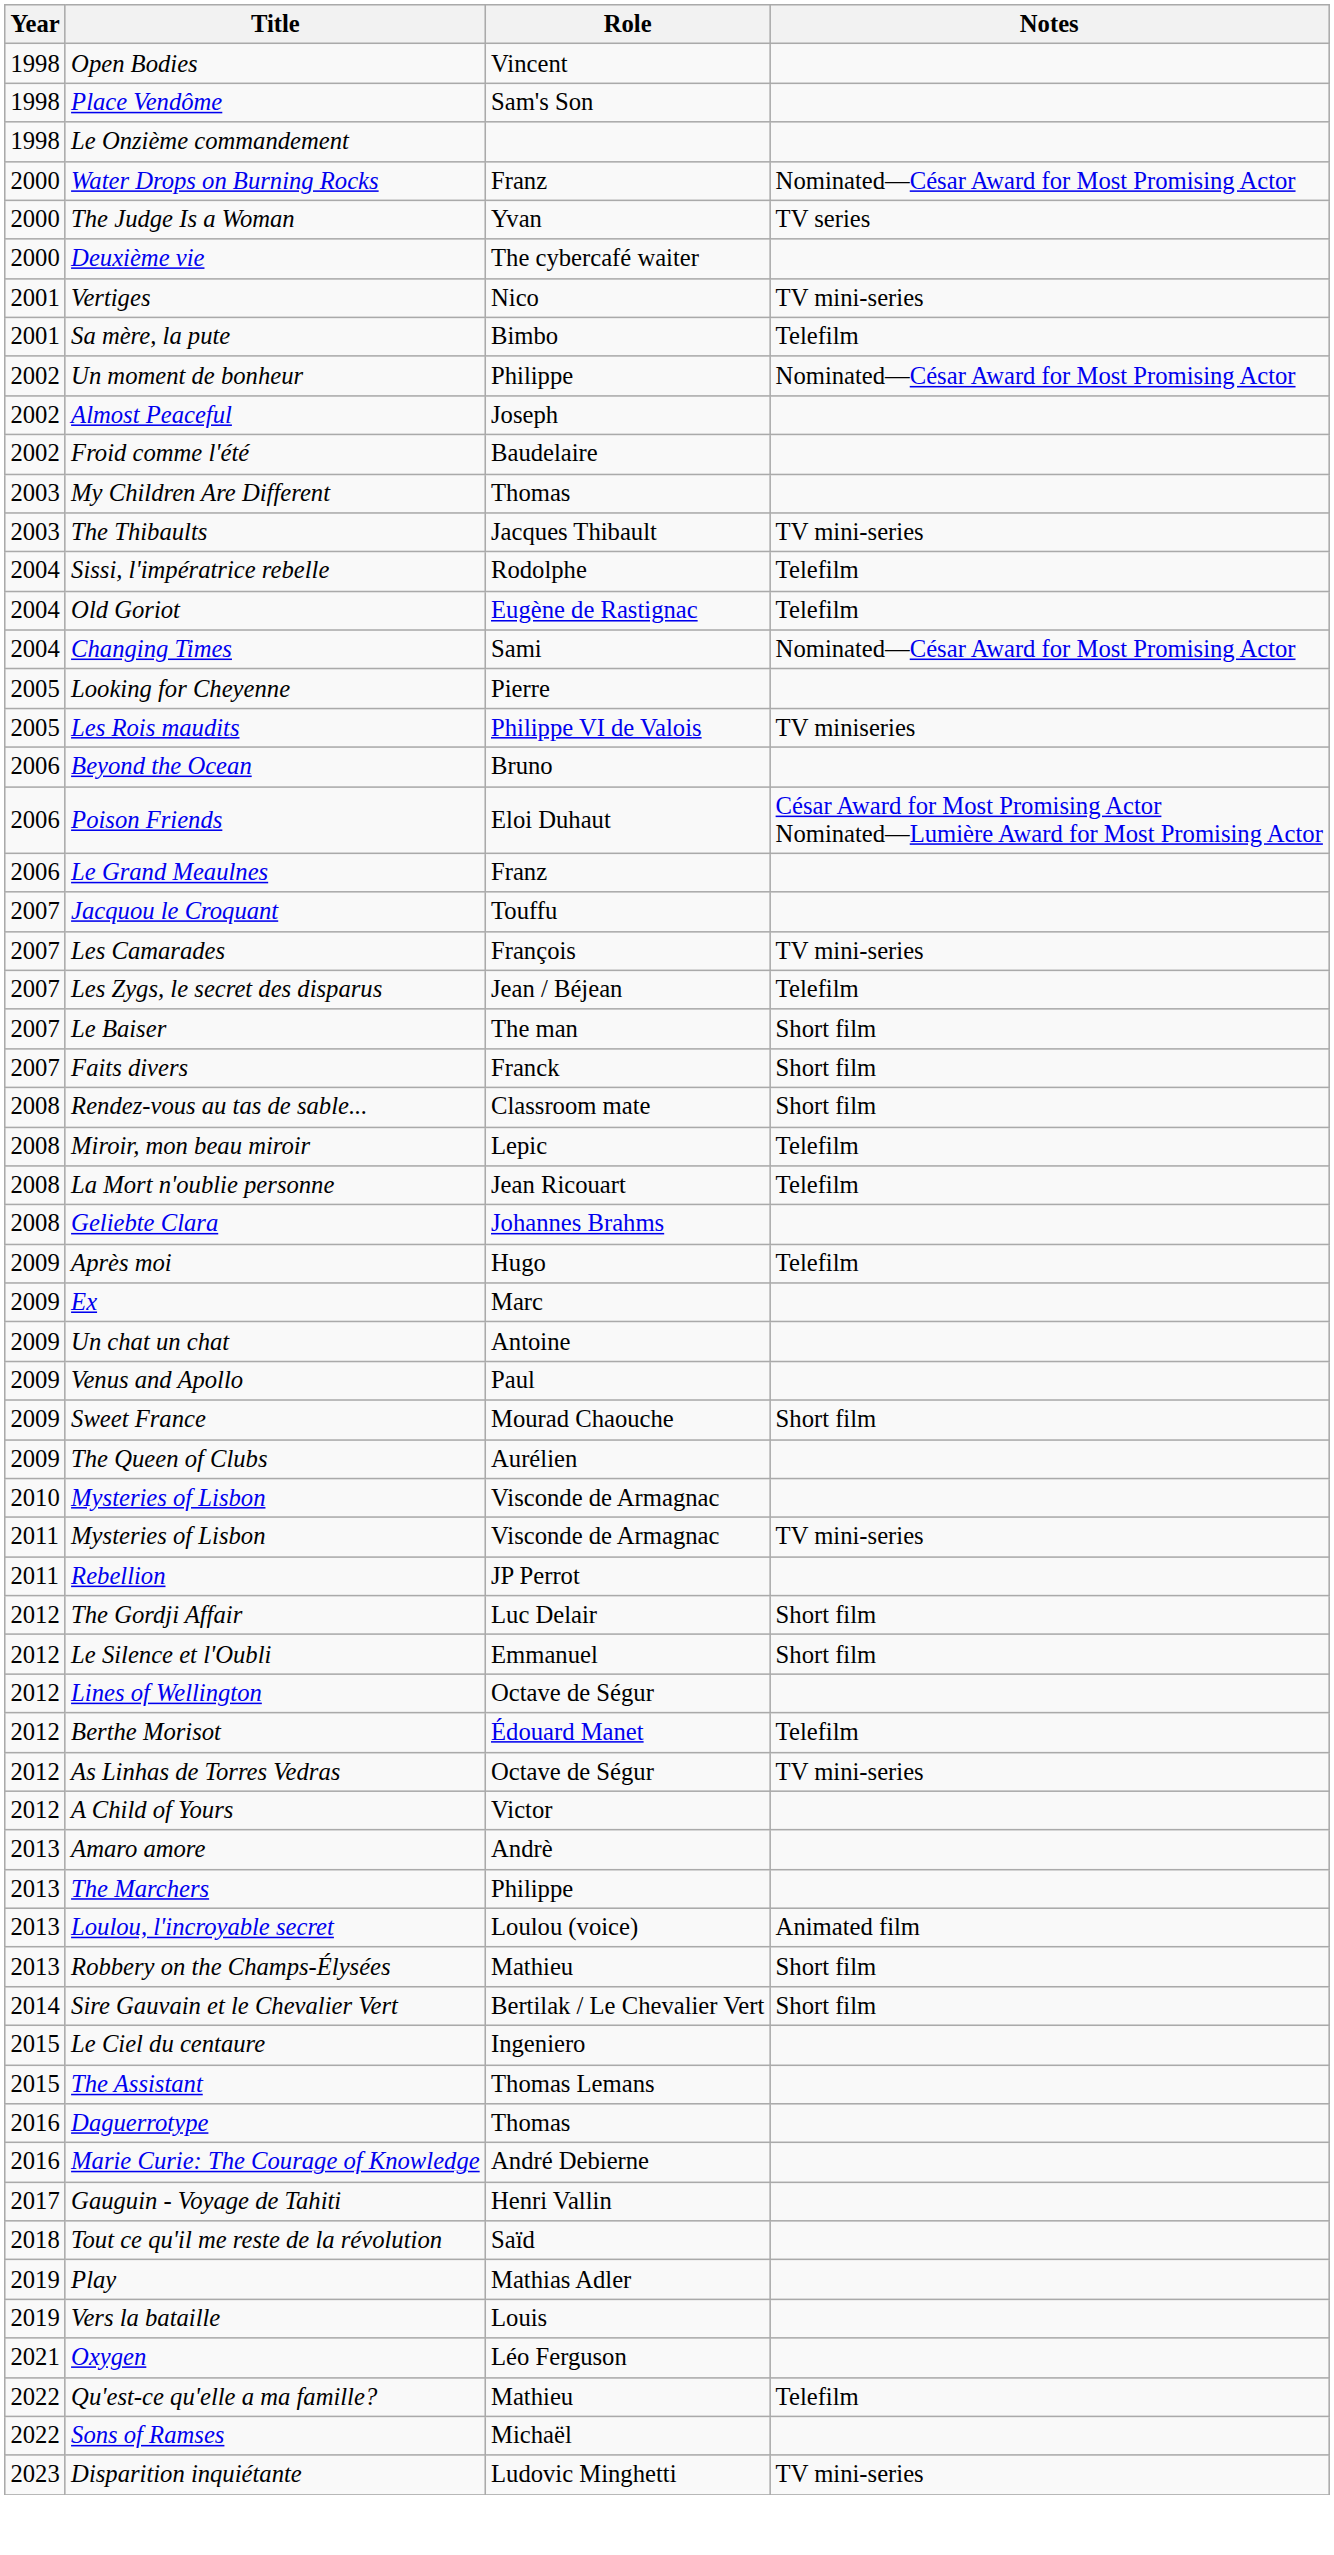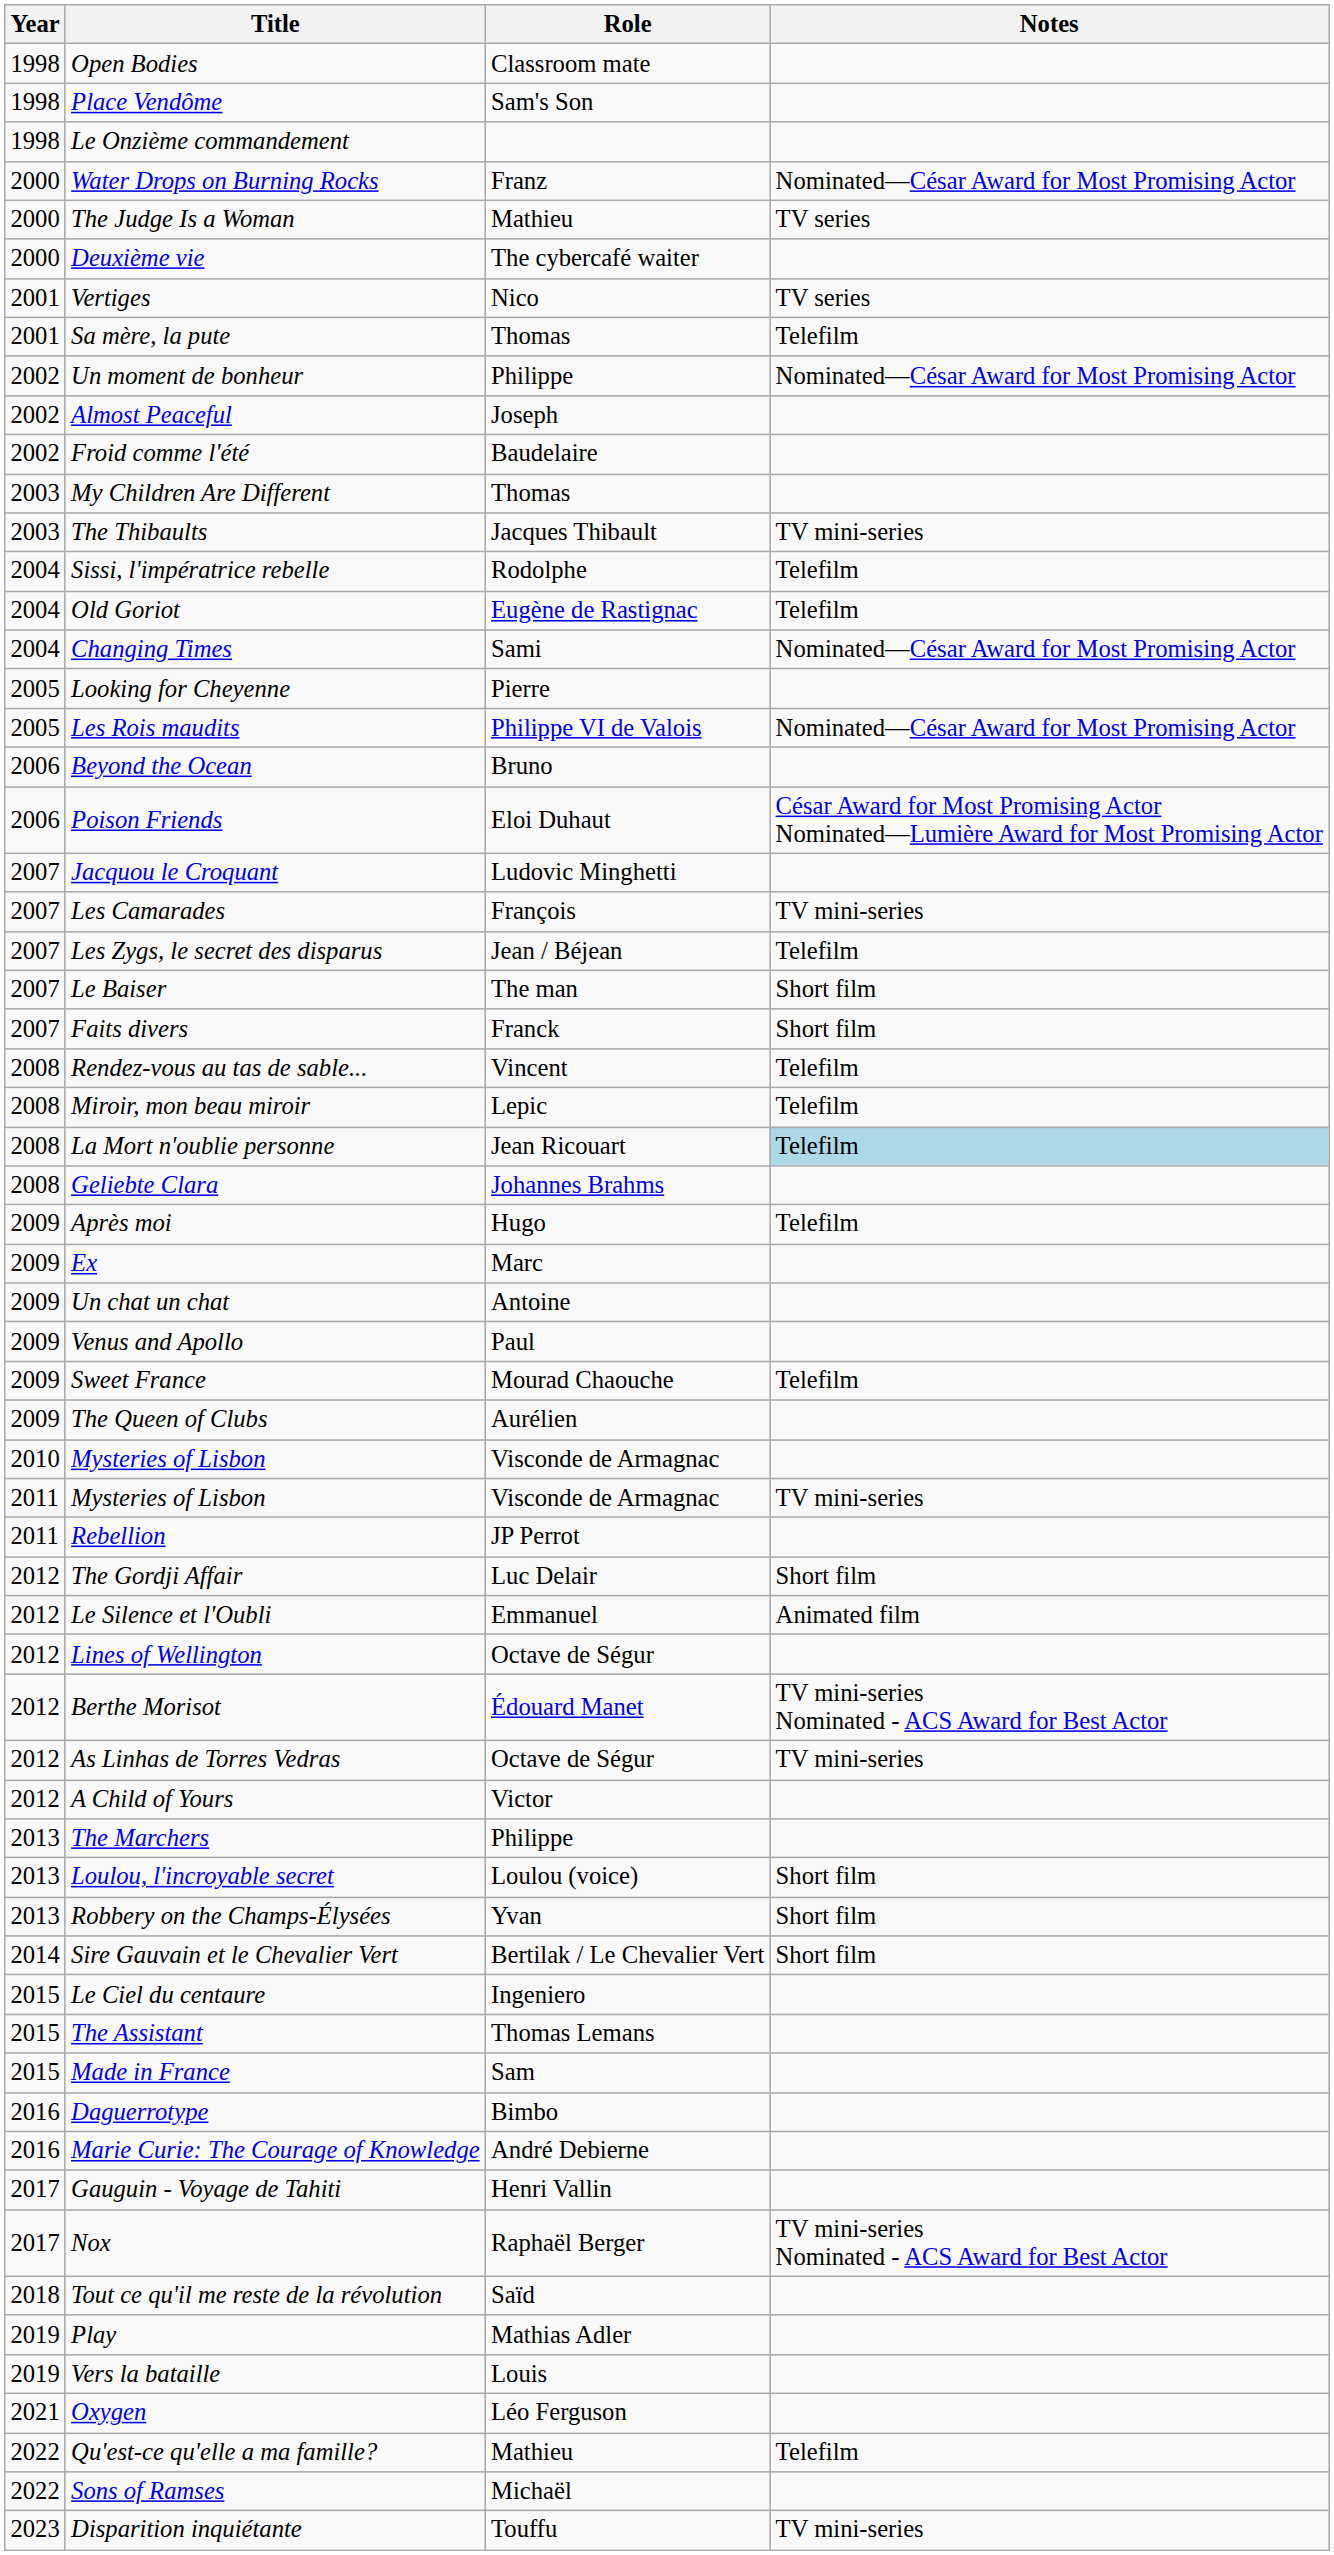(529, 63) Vincent -> (571, 63) Classroom mate
(516, 219) Yvan -> (532, 219) Mathieu
(850, 297) TV mini-series -> (823, 297) TV series
(525, 336) Bimbo -> (531, 336) Thomas
(846, 727) TV miniseries -> (1036, 727) Nominated—César Award for Most Promising Actor
- row: (35, 872)
(524, 911) Touffu -> (584, 872) Ludovic Minghetti
(571, 1106) Classroom mate -> (529, 1067) Vincent
(826, 1106) Short film -> (817, 1067) Telefilm
(817, 1185) no background -> (817, 1145) lightblue background
(826, 1419) Short film -> (817, 1380) Telefilm
(826, 1653) Short film -> (848, 1614) Animated film
(817, 1732) Telefilm -> (972, 1706) TV mini-series Nominated - ACS Award for Best Actor
- row: (35, 1849)
(848, 1927) Animated film -> (826, 1877) Short film
(532, 1966) Mathieu -> (516, 1916) Yvan
+ row: (35, 2072)
(531, 2122) Thomas -> (525, 2111) Bimbo
+ row: (35, 2242)
(584, 2474) Ludovic Minghetti -> (524, 2530) Touffu
